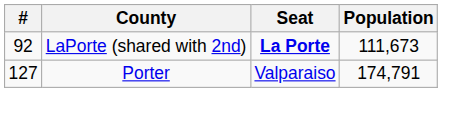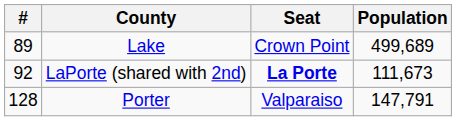+ row: (146, 45)
(23, 73) 127 -> (23, 101) 128
(389, 73) 174,791 -> (403, 101) 147,791
